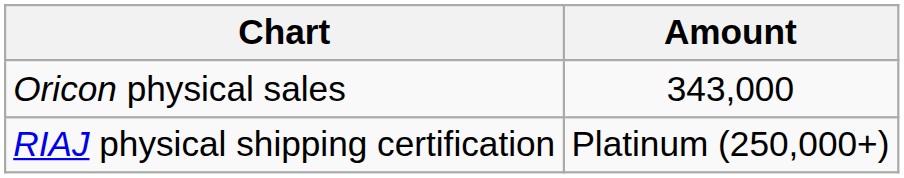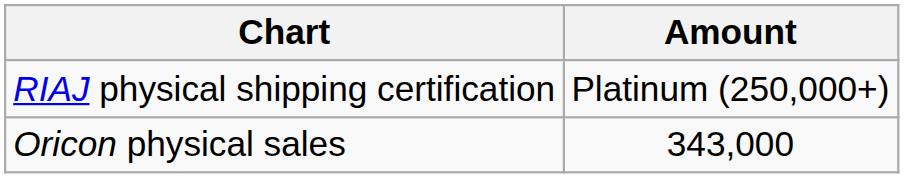rows swapped: (180, 88) <-> (284, 144)
